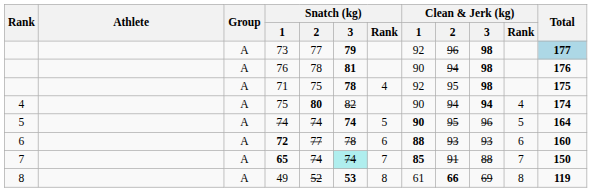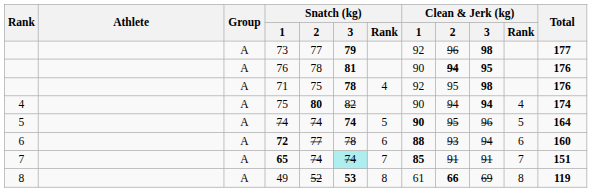(562, 50) lightblue background -> (562, 50) no background
(453, 68) normal -> (453, 68) bold
(487, 68) 98 -> (487, 68) 95
(562, 86) 175 -> (562, 86) 176
(487, 141) 93 -> (487, 141) 94
(487, 159) 88 -> (487, 159) 91
(562, 159) 150 -> (562, 159) 151
